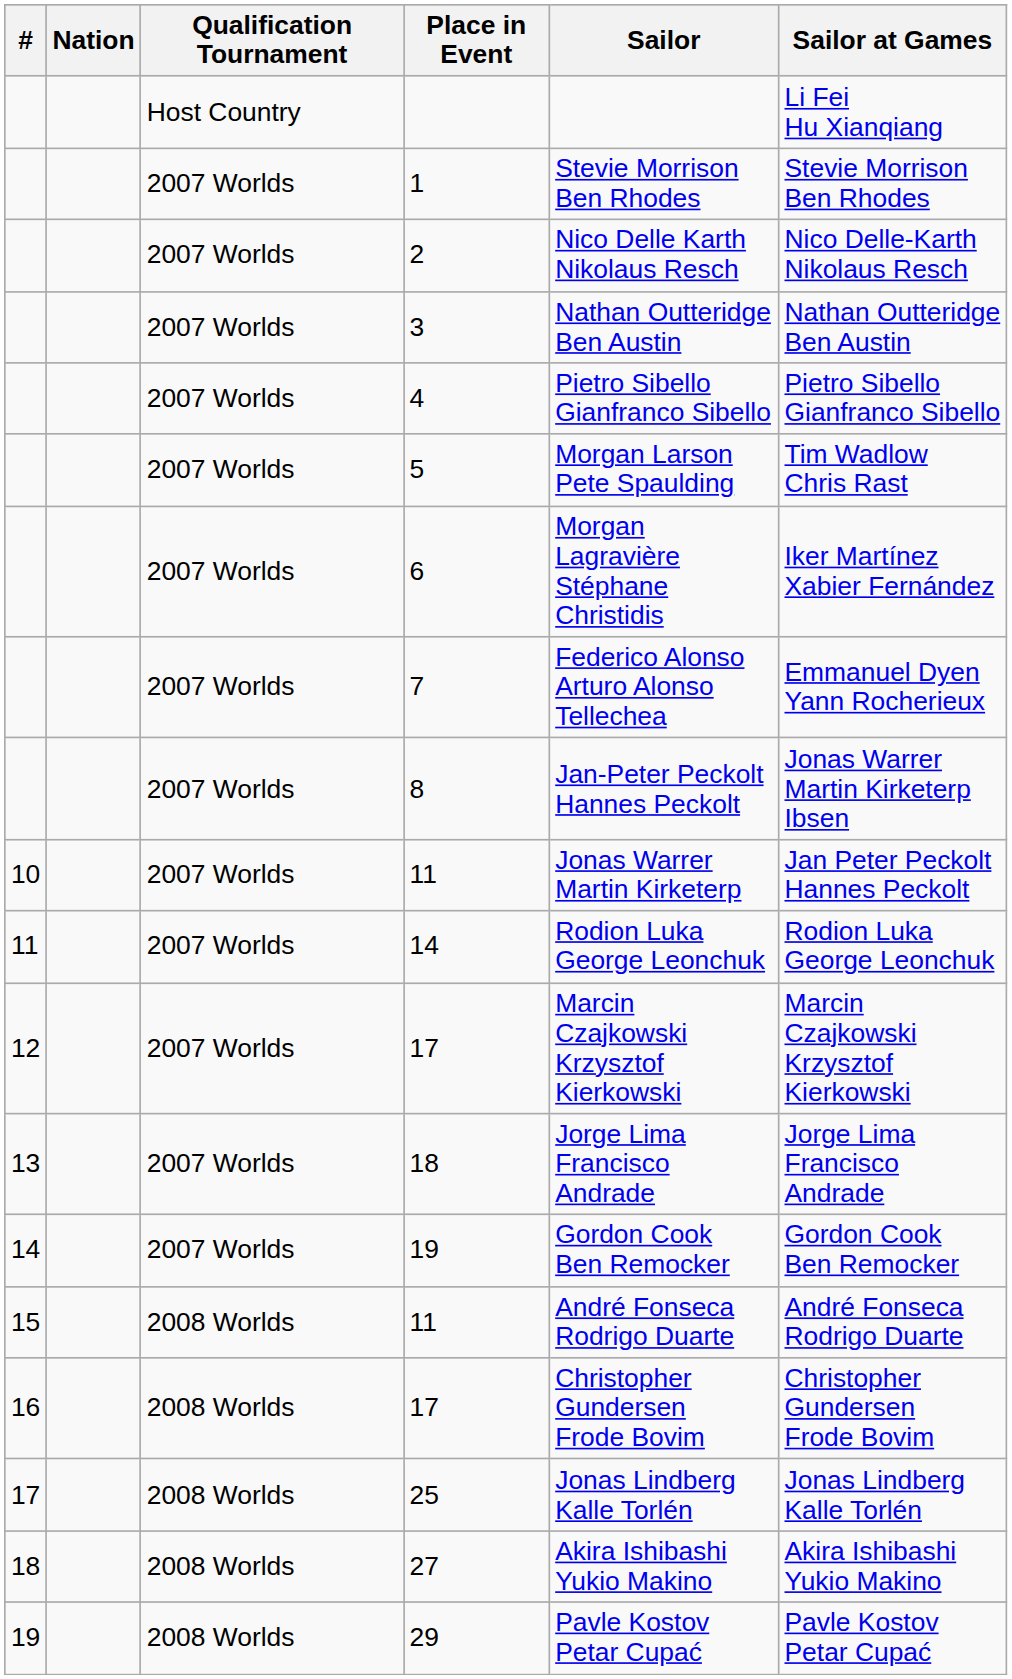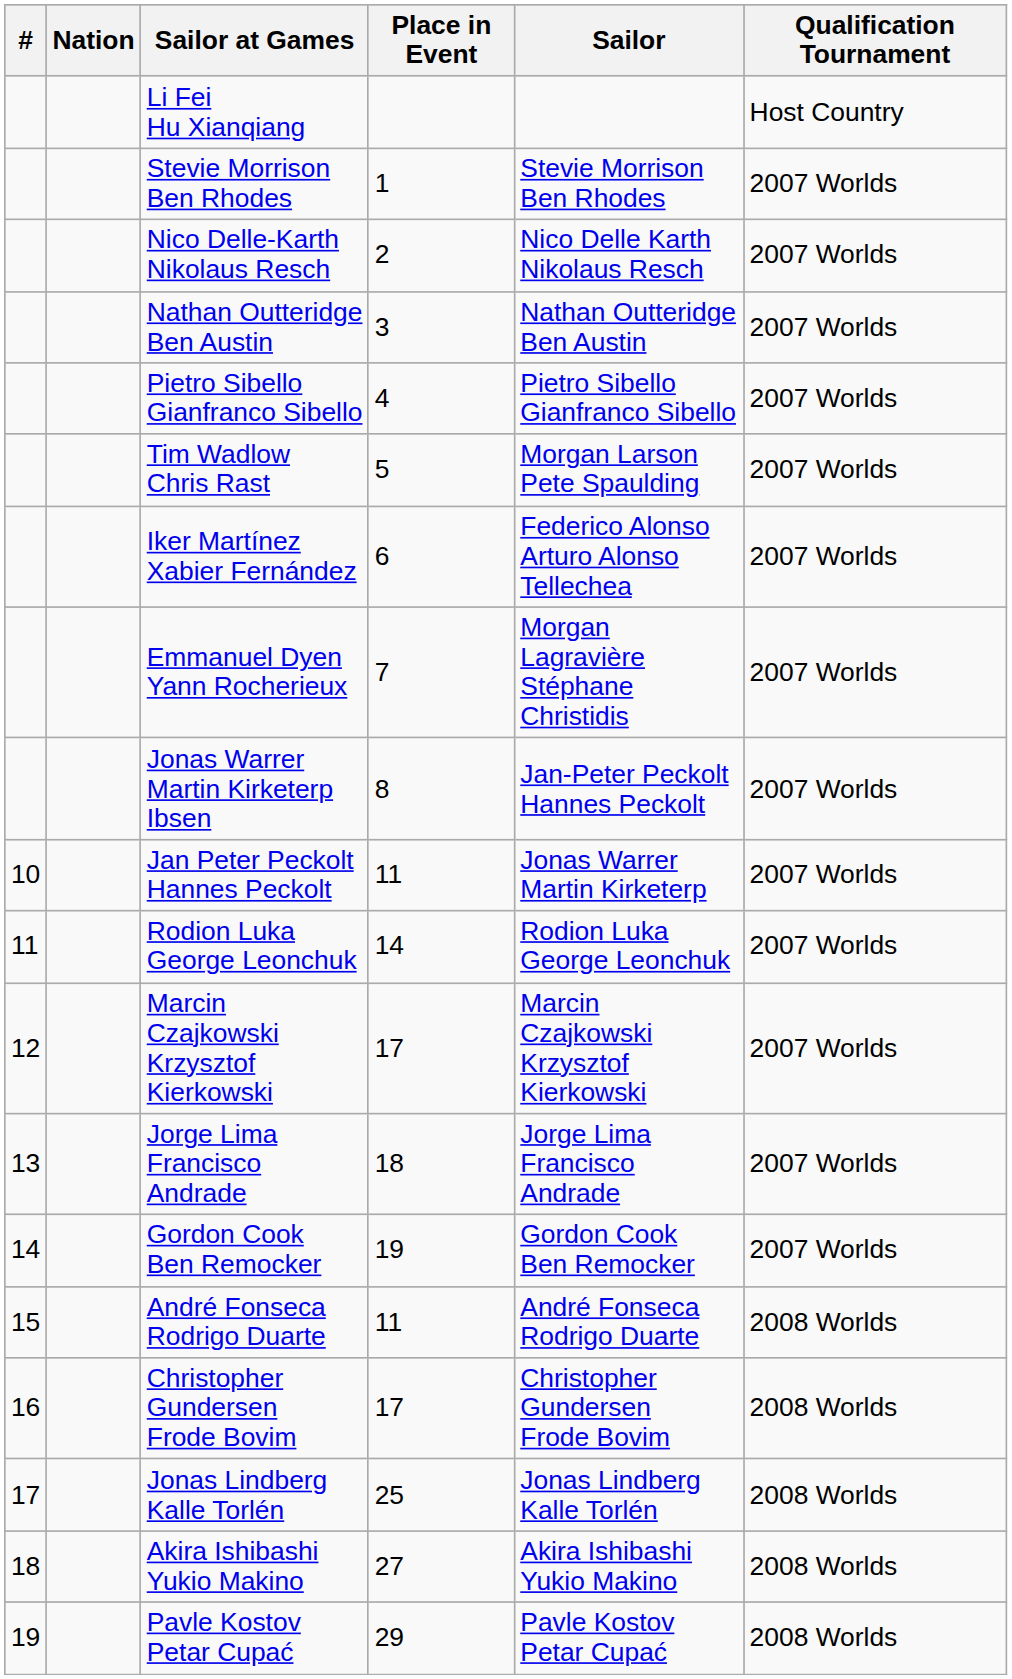columns swapped: (272, 40) <-> (892, 40)
(618, 570) Morgan Lagravière Stéphane Christidis -> (615, 556) Federico Alonso Arturo Alonso Tellechea
(650, 687) Federico Alonso Arturo Alonso Tellechea -> (583, 672) Morgan Lagravière Stéphane Christidis
